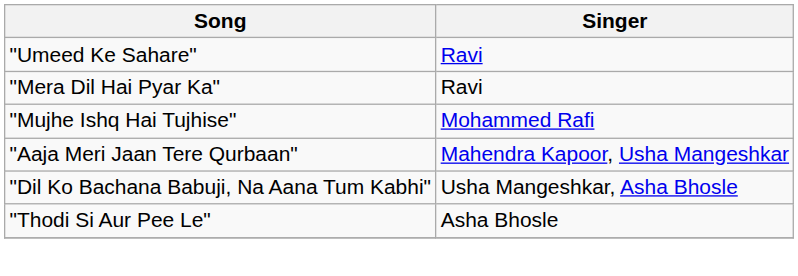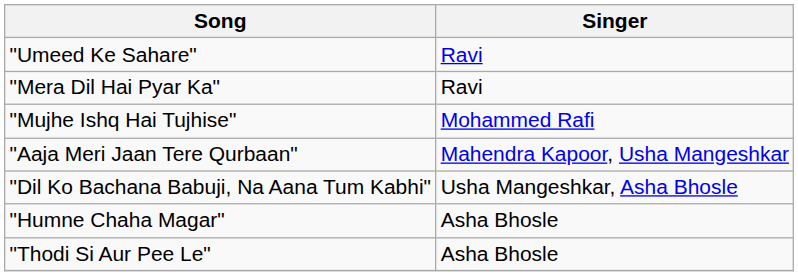+ row: (117, 220)
